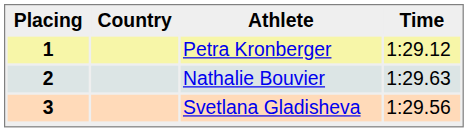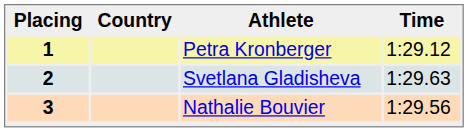(254, 78) Nathalie Bouvier -> (272, 78) Svetlana Gladisheva
(272, 107) Svetlana Gladisheva -> (254, 107) Nathalie Bouvier
